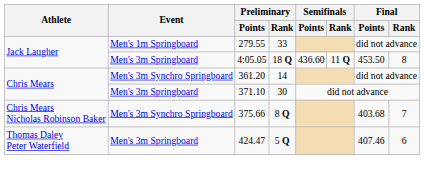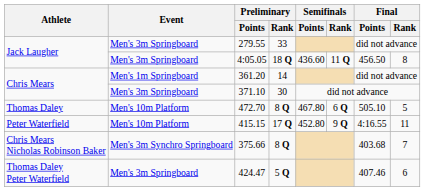(154, 44) Men's 1m Springboard -> (154, 44) Men's 3m Springboard
(371, 60) 453.50 -> (372, 60) 456.50
(171, 76) Men's 3m Synchro Springboard -> (154, 76) Men's 1m Springboard
+ row: (252, 108)
+ row: (252, 124)
